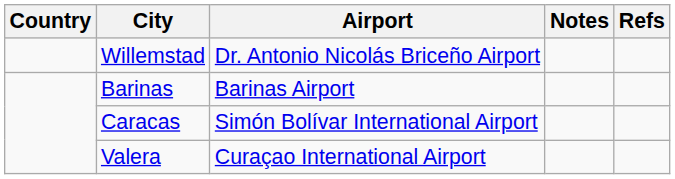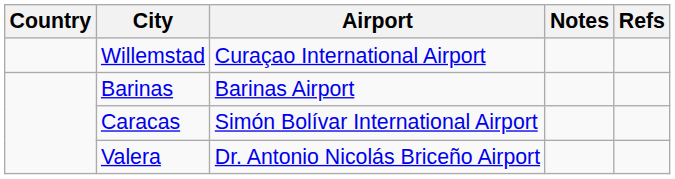(377, 55) Dr. Antonio Nicolás Briceño Airport -> (350, 55) Curaçao International Airport
(350, 156) Curaçao International Airport -> (377, 156) Dr. Antonio Nicolás Briceño Airport
